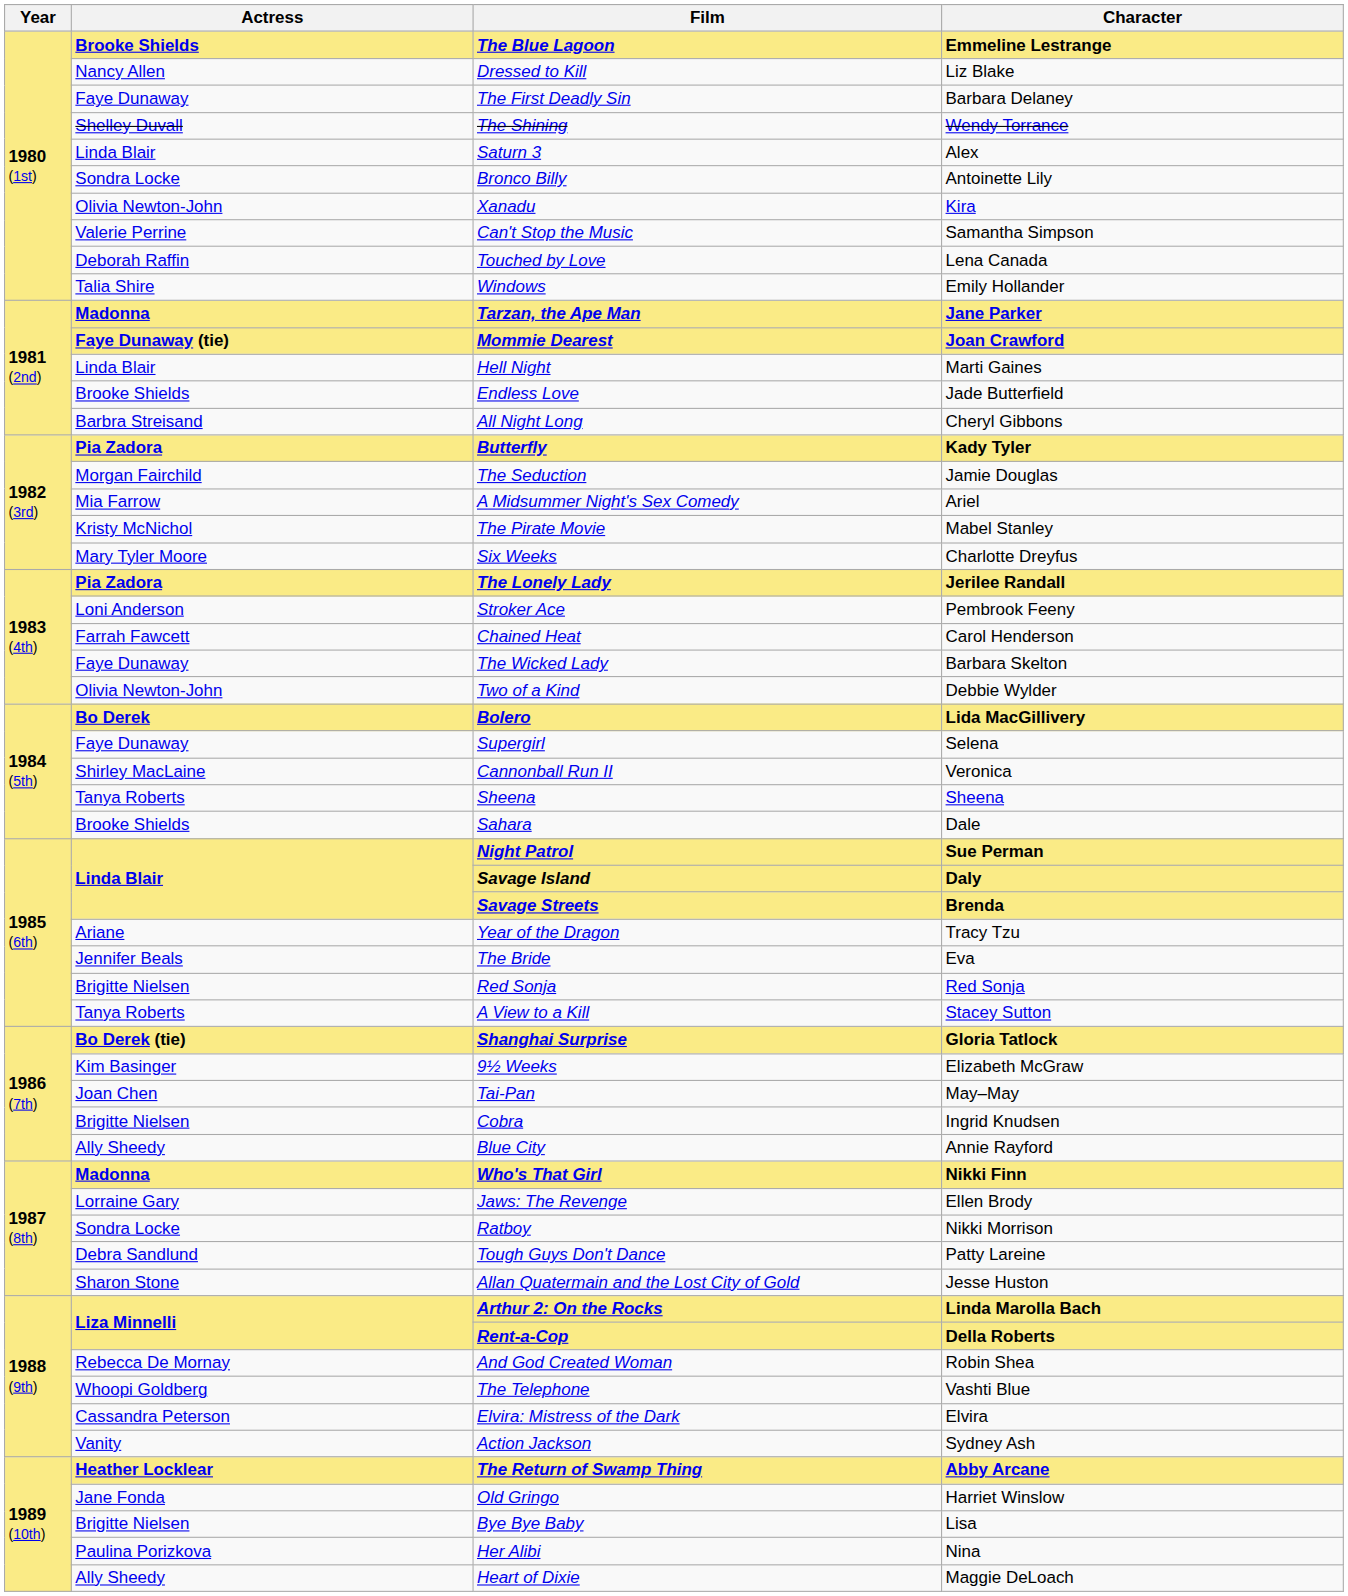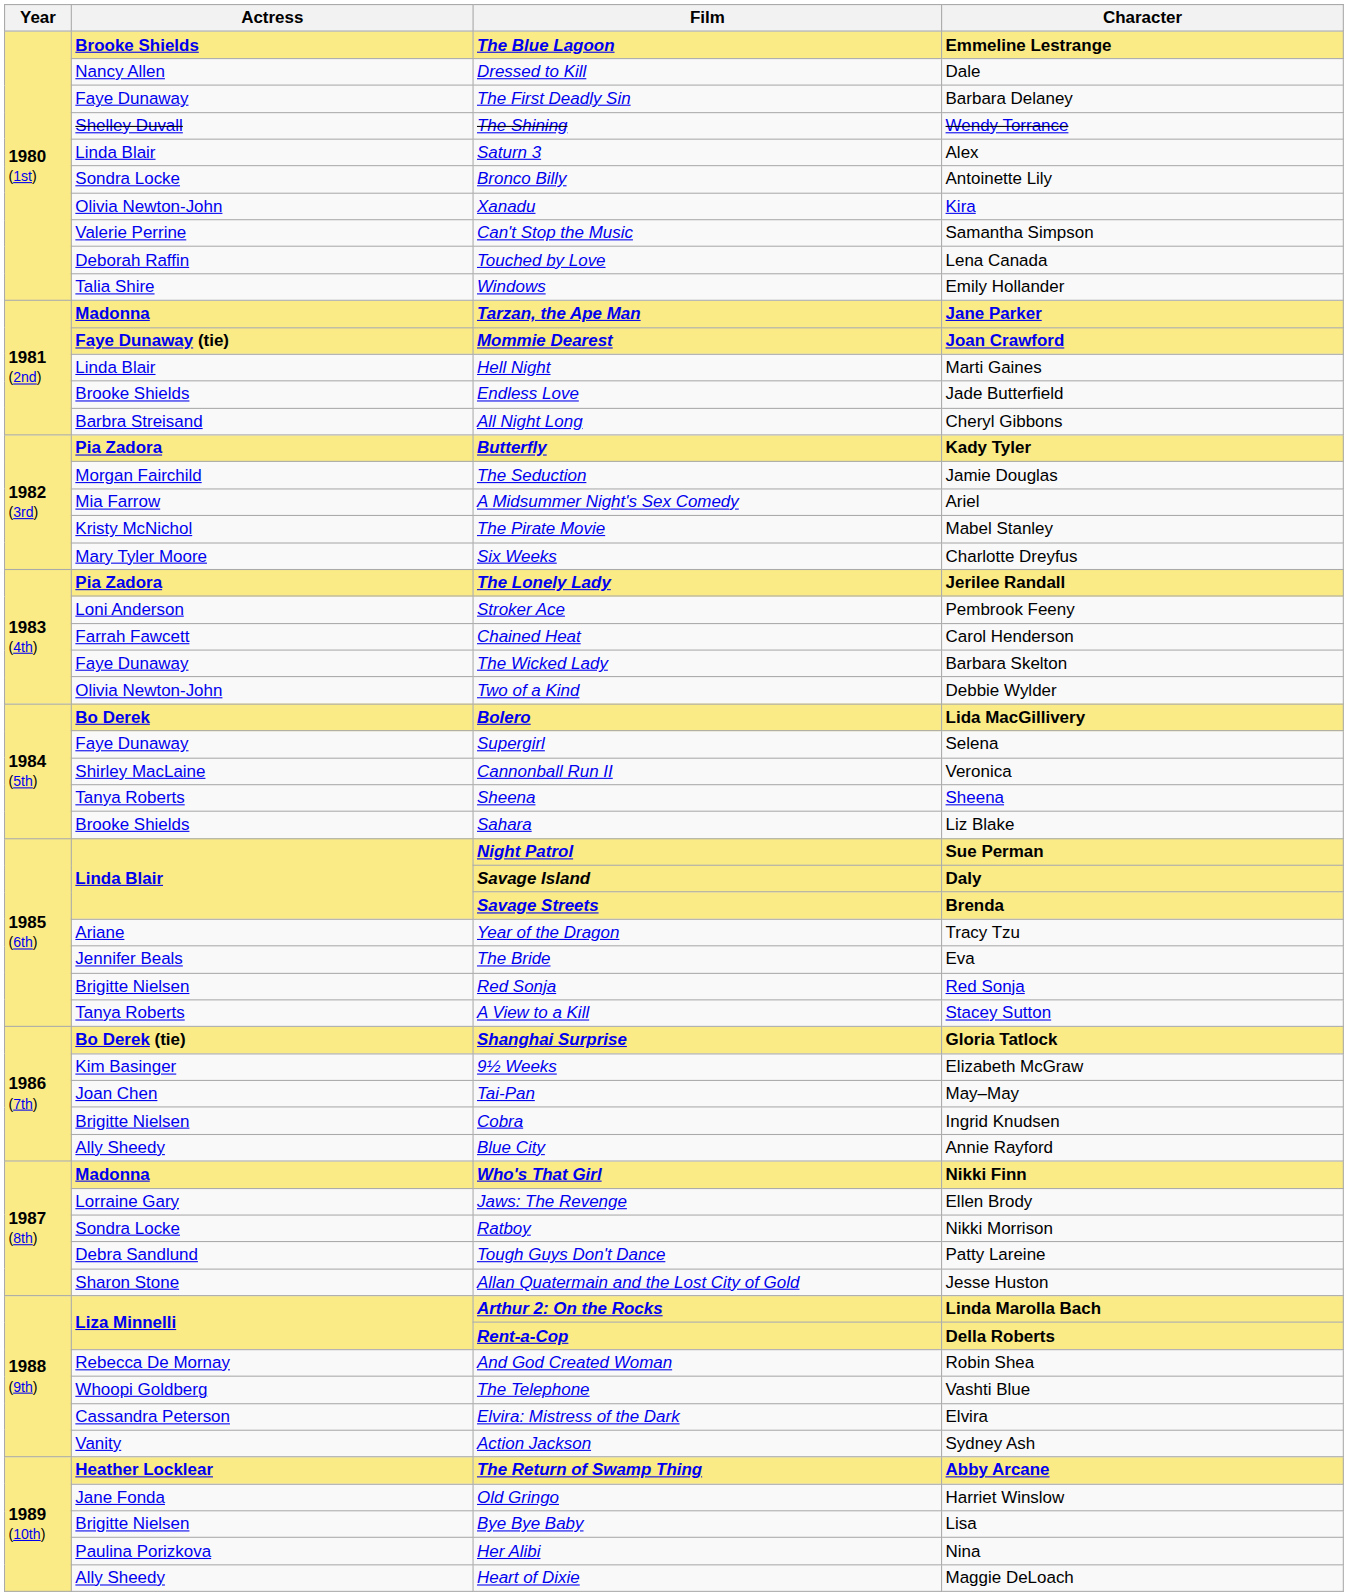(980, 71) Liz Blake -> (963, 71) Dale
(963, 824) Dale -> (980, 824) Liz Blake
